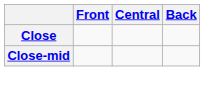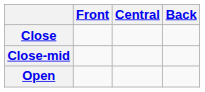+ row: (39, 76)
